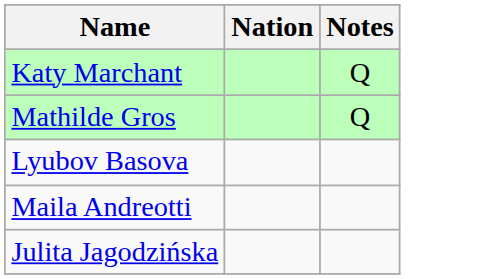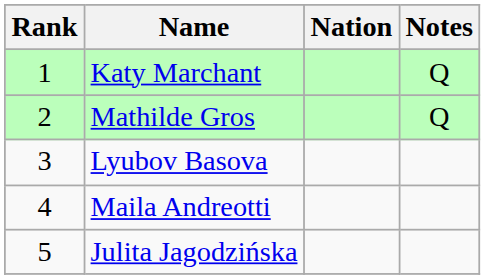+ column: (44, 26)
